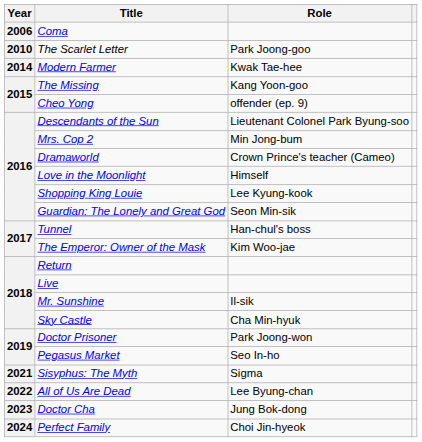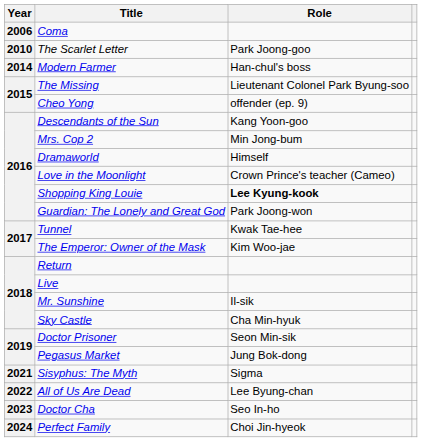(266, 67) Kwak Tae-hee -> (271, 67) Han-chul's boss
(269, 85) Kang Yoon-goo -> (320, 85) Lieutenant Colonel Park Byung-soo
(320, 121) Lieutenant Colonel Park Byung-soo -> (269, 121) Kang Yoon-goo
(312, 157) Crown Prince's teacher (Cameo) -> (249, 157) Himself
(249, 175) Himself -> (312, 175) Crown Prince's teacher (Cameo)
(271, 193) normal -> (274, 193) bold
(263, 211) Seon Min-sik -> (271, 211) Park Joong-won
(271, 229) Han-chul's boss -> (266, 229) Kwak Tae-hee
(271, 337) Park Joong-won -> (263, 337) Seon Min-sik
(255, 355) Seo In-ho -> (268, 355) Jung Bok-dong
(268, 409) Jung Bok-dong -> (255, 409) Seo In-ho
